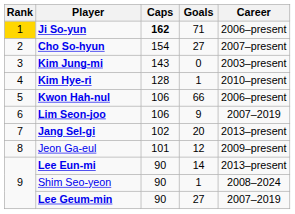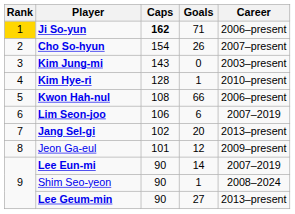(199, 47) 27 -> (199, 47) 26
(160, 98) 106 -> (160, 98) 108
(199, 115) 9 -> (199, 115) 6
(254, 166) 2013–present -> (254, 166) 2007–2019
(254, 200) 2007–2019 -> (254, 200) 2013–present
